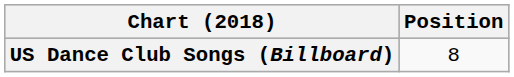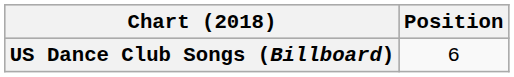(454, 55) 8 -> (454, 55) 6
